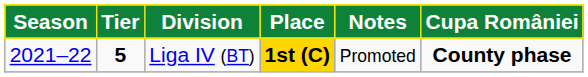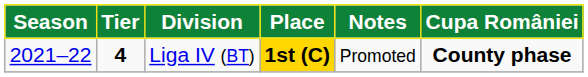(120, 55) 5 -> (120, 55) 4
